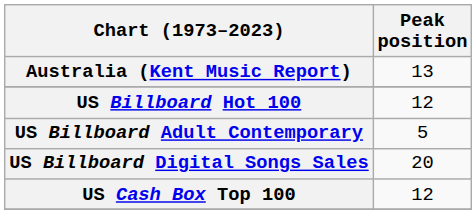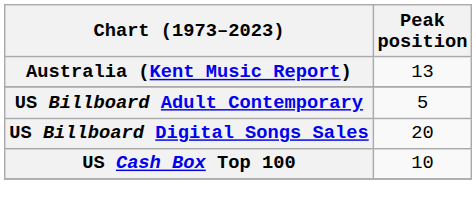- row: (189, 103)
(423, 194) 12 -> (423, 164) 10
